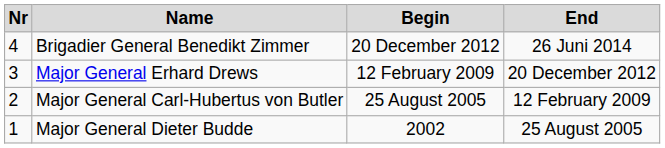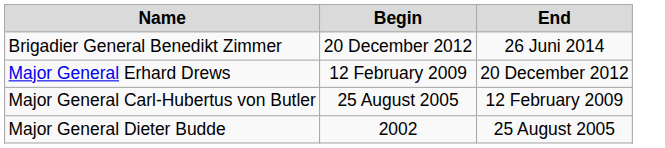- column: (18, 18)
